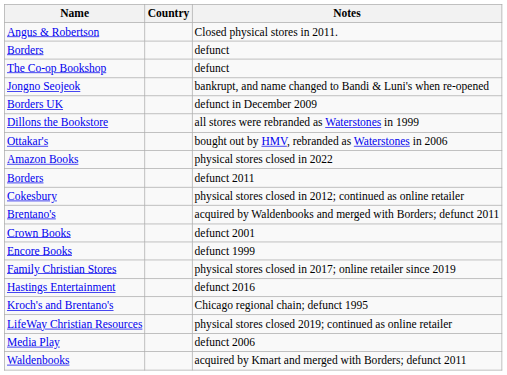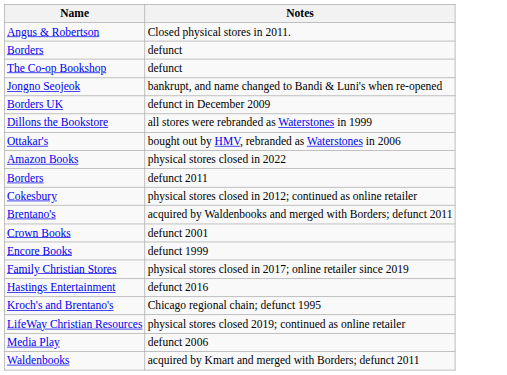- column: (168, 13)
